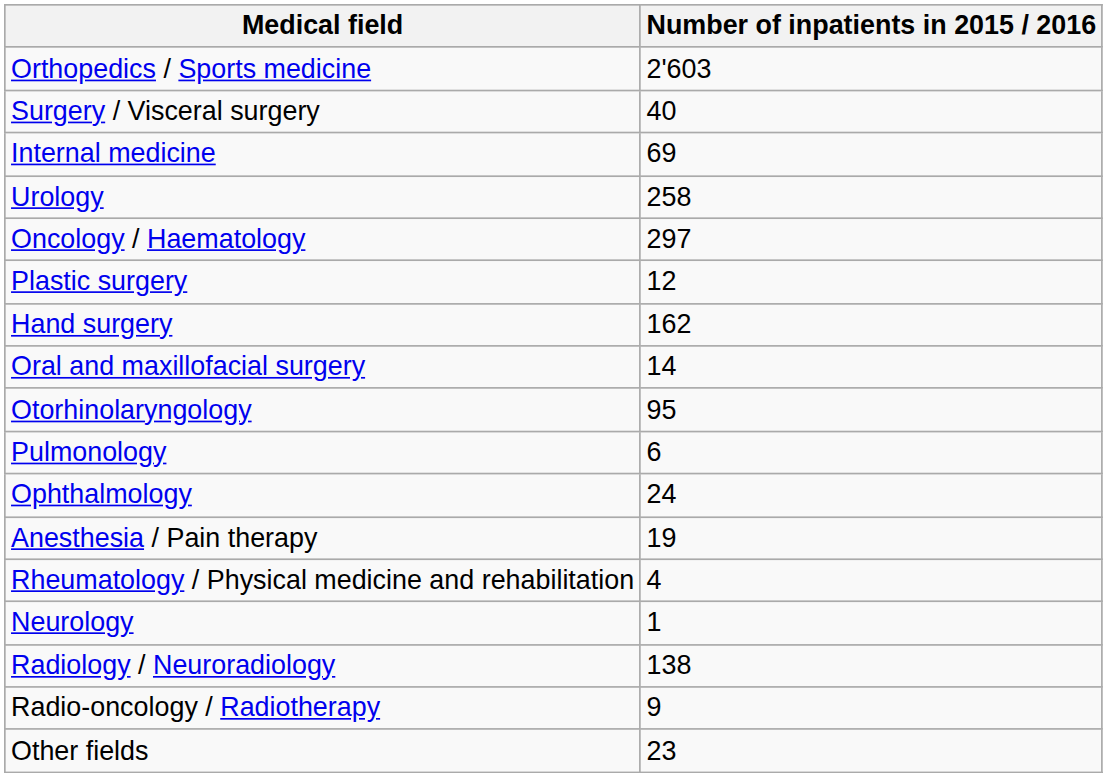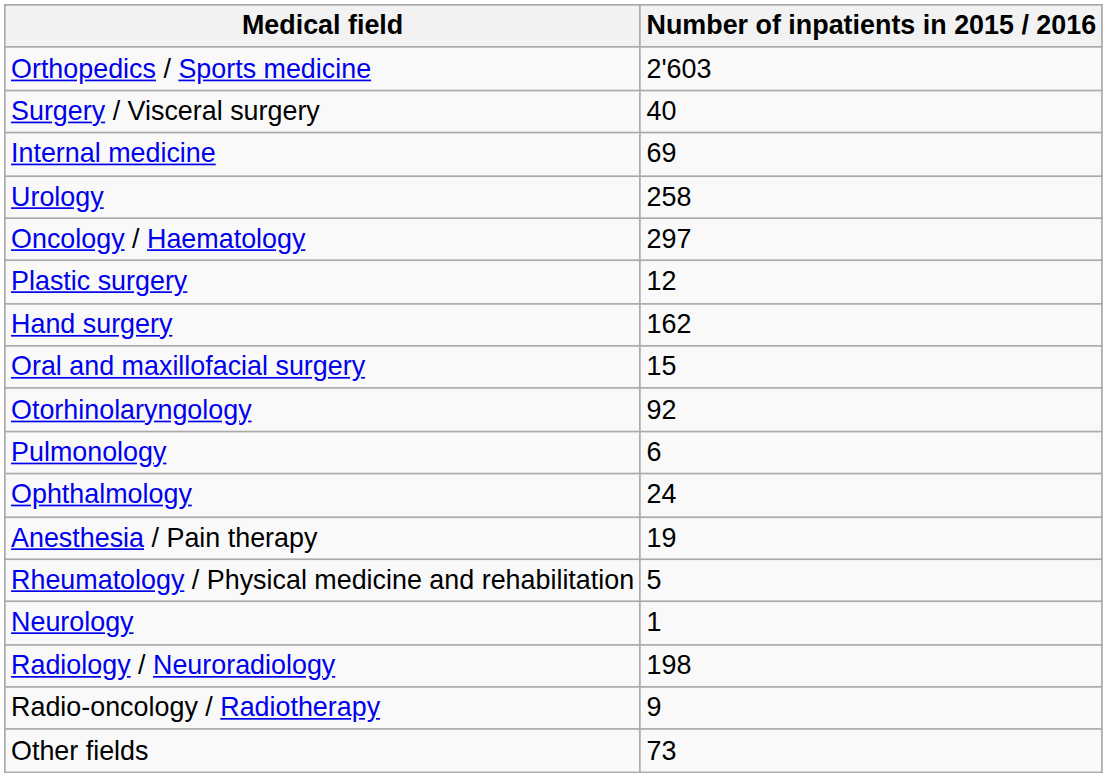(661, 366) 14 -> (661, 366) 15
(661, 409) 95 -> (661, 409) 92
(654, 580) 4 -> (654, 580) 5
(669, 665) 138 -> (669, 665) 198
(661, 750) 23 -> (661, 750) 73
